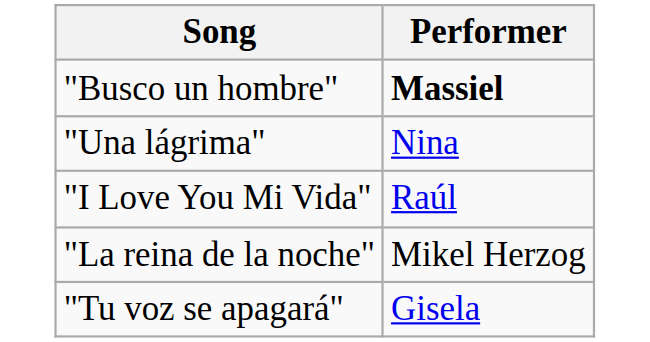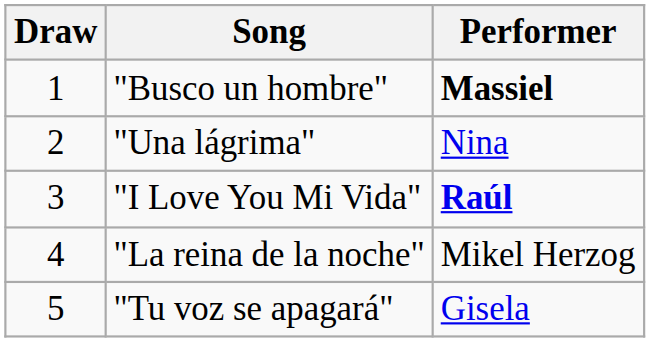+ column: (56, 32)
(424, 198) normal -> (477, 198) bold
